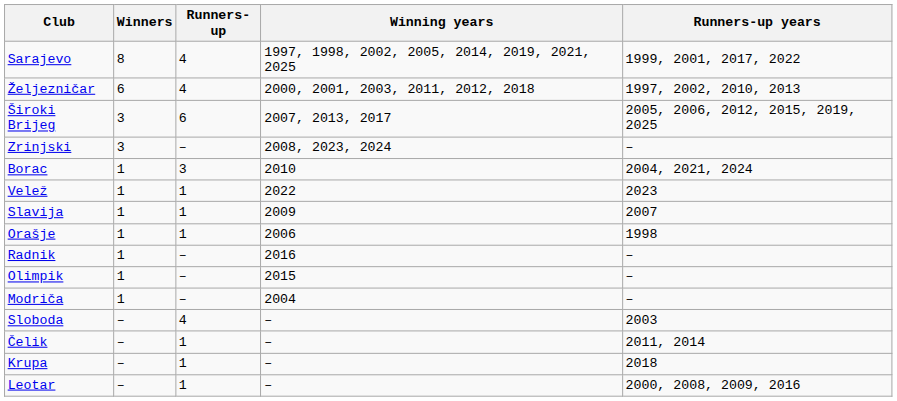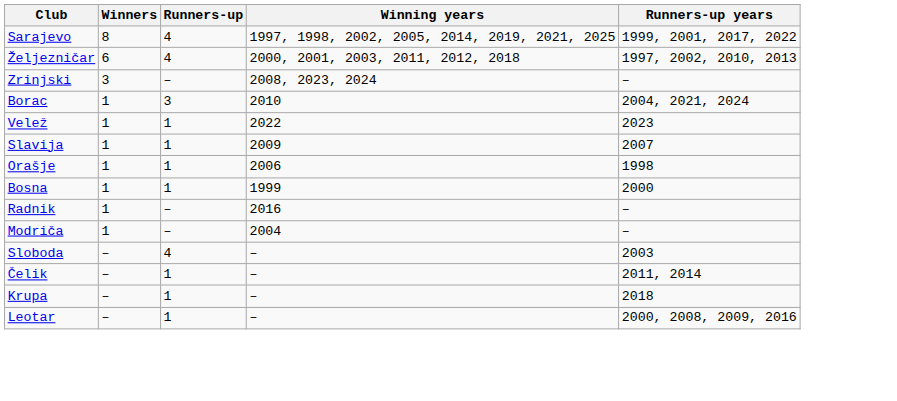- row: (32, 118)
+ row: (28, 188)
- row: (36, 277)
